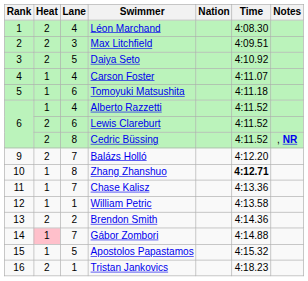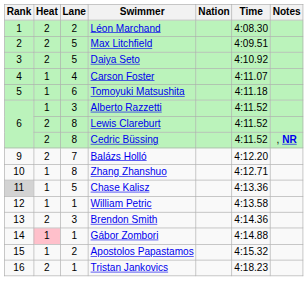(74, 28) 4 -> (74, 28) 2
(74, 44) 3 -> (74, 44) 5
(74, 108) 4 -> (74, 108) 3
(74, 124) 6 -> (74, 124) 8
(251, 172) bold -> (251, 172) normal
(19, 188) no background -> (19, 188) lightgrey background
(74, 188) 7 -> (74, 188) 5
(74, 220) 2 -> (74, 220) 3
(74, 236) 7 -> (74, 236) 1
(74, 252) 5 -> (74, 252) 2
